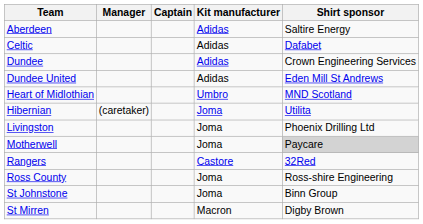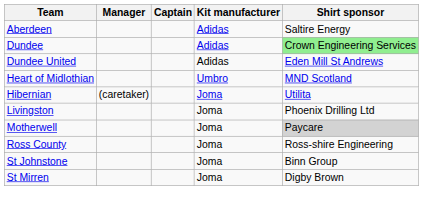- row: (20, 45)
(350, 62) no background -> (350, 45) lightgreen background
- row: (26, 161)
(214, 210) Macron -> (210, 177) Joma
